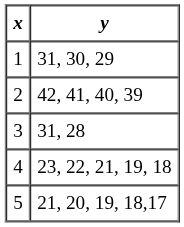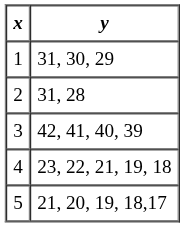(90, 95) 42, 41, 40, 39 -> (61, 95) 31, 28
(61, 131) 31, 28 -> (90, 131) 42, 41, 40, 39
